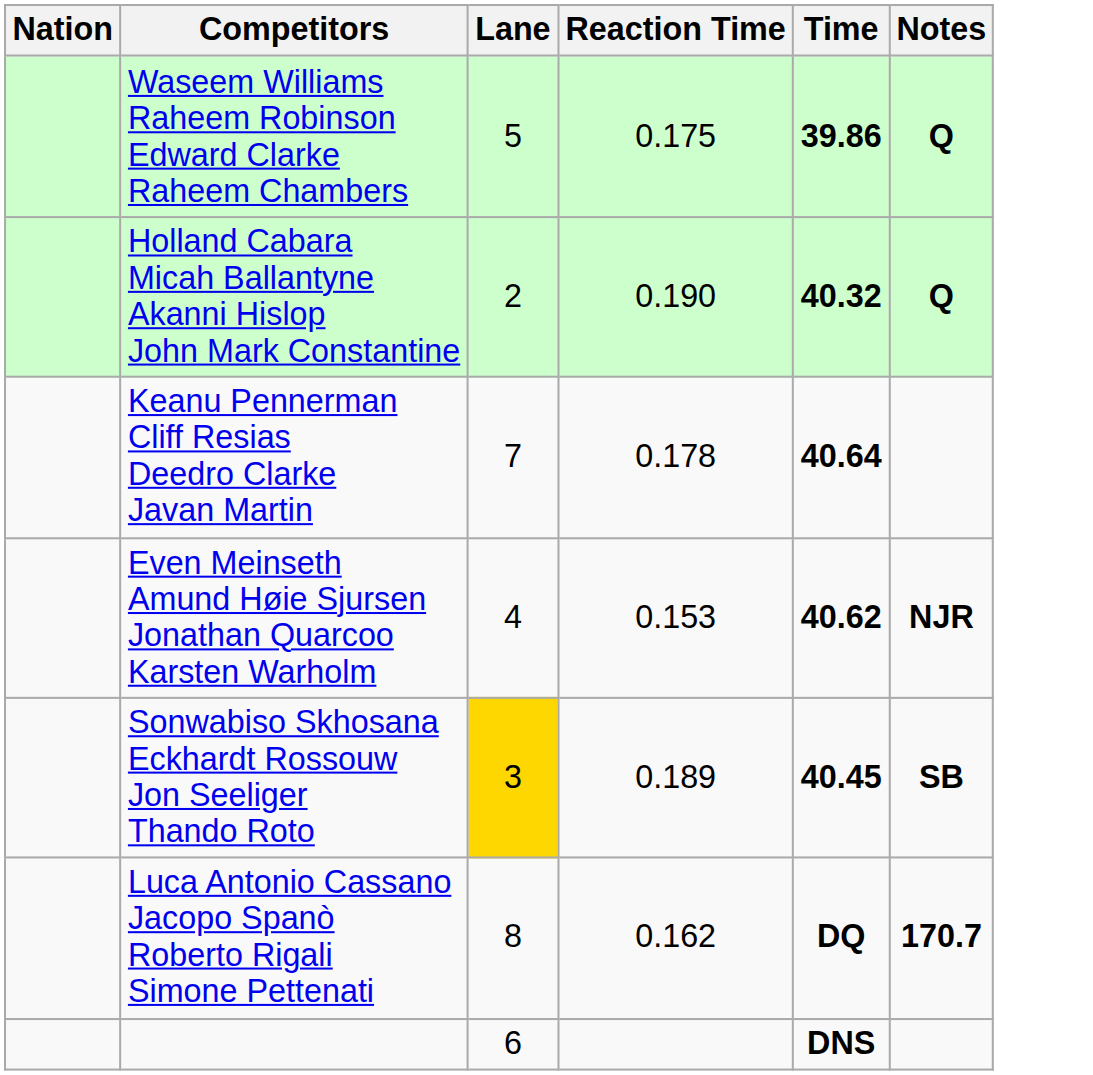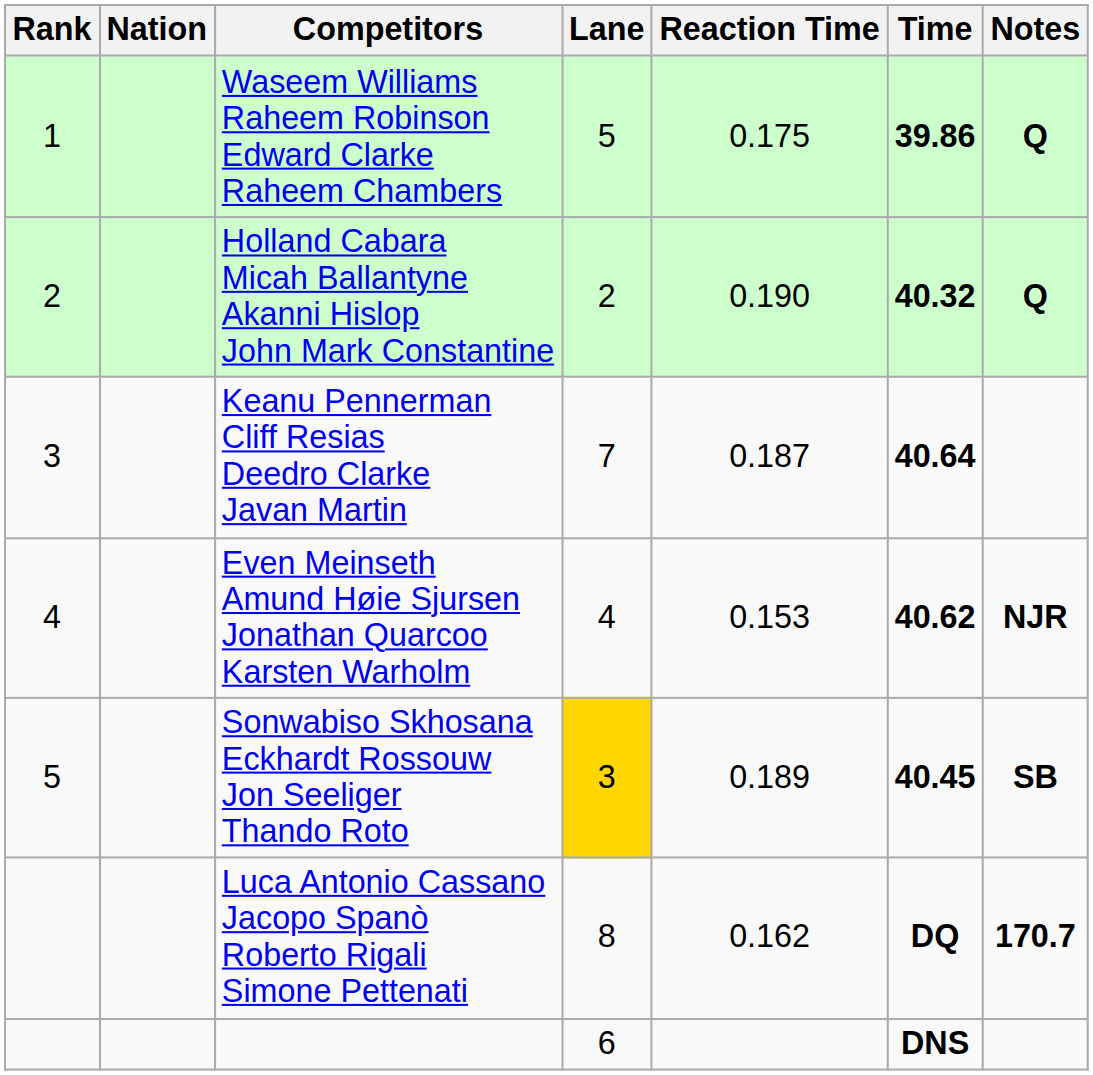+ column: (52, 30)
(676, 456) 0.178 -> (770, 456) 0.187
